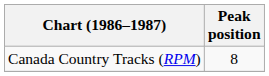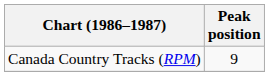(234, 58) 8 -> (234, 58) 9
